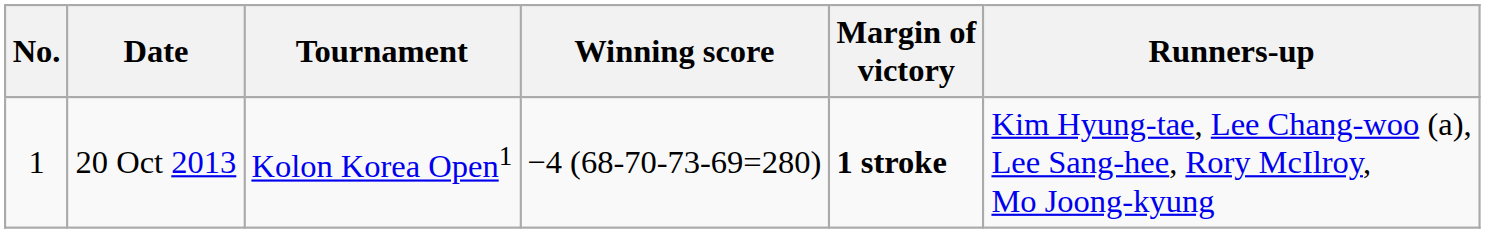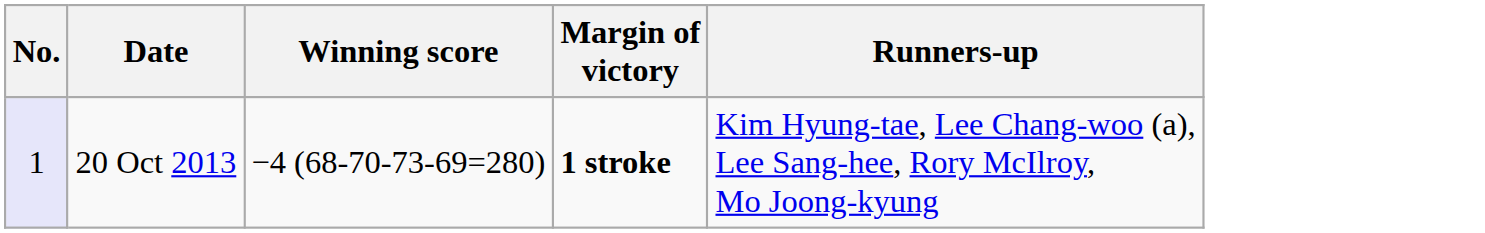- column: (382, 50)
(37, 162) no background -> (37, 162) lavender background
